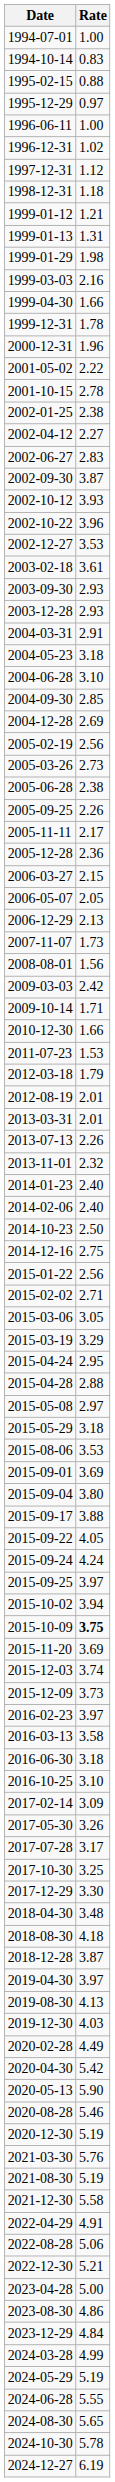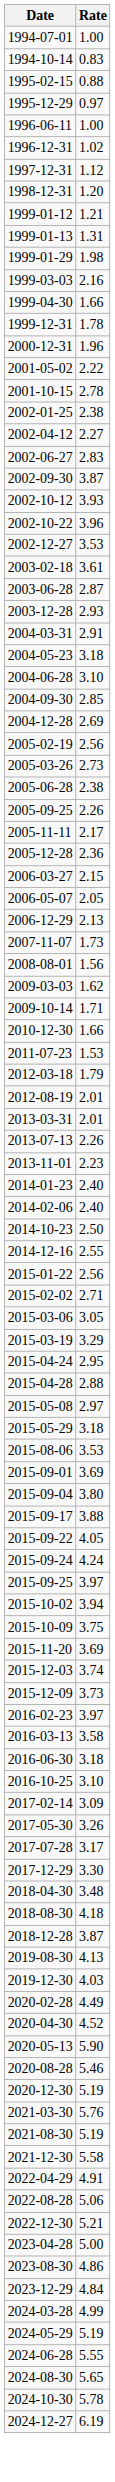(91, 192) 1.18 -> (91, 192) 1.20
+ row: (40, 589)
- row: (40, 589)
(91, 986) 2.42 -> (91, 986) 1.62
(91, 1163) 2.32 -> (91, 1163) 2.23
(91, 1251) 2.75 -> (91, 1251) 2.55
(91, 1627) bold -> (91, 1627) normal
- row: (40, 1869)
- row: (40, 1980)
(91, 2068) 5.42 -> (91, 2024) 4.52
